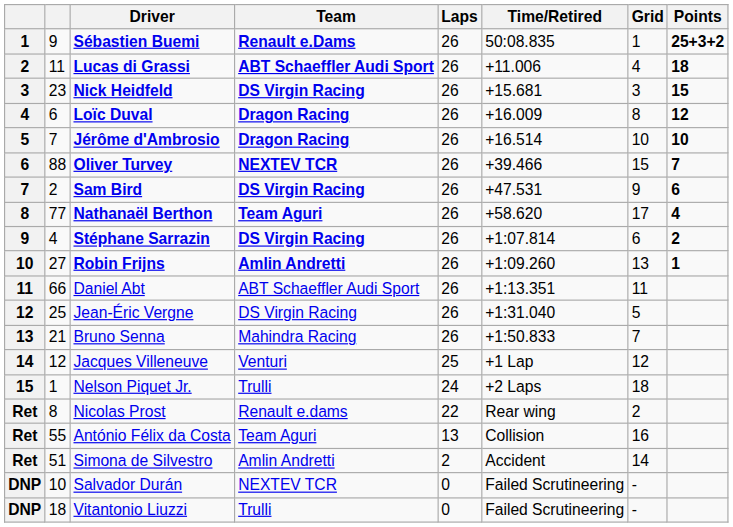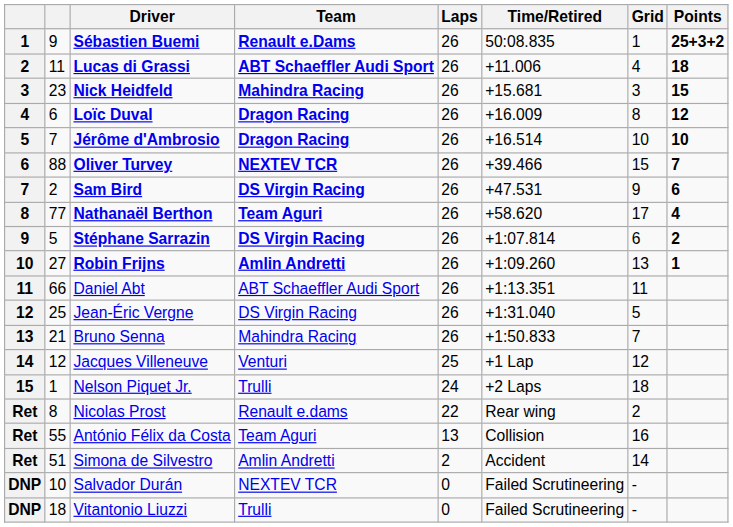(301, 90) DS Virgin Racing -> (301, 90) Mahindra Racing
(53, 238) 4 -> (53, 238) 5
